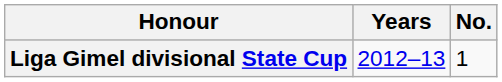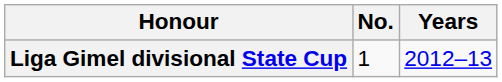columns swapped: (474, 22) <-> (401, 22)
